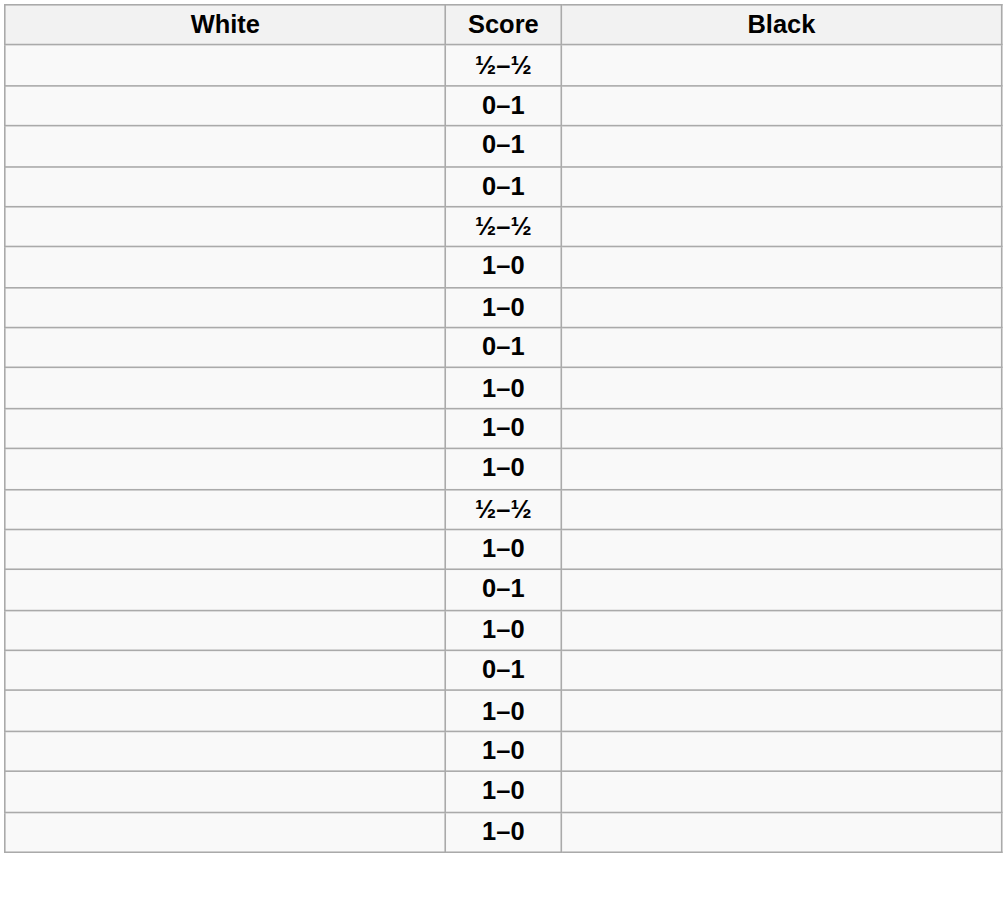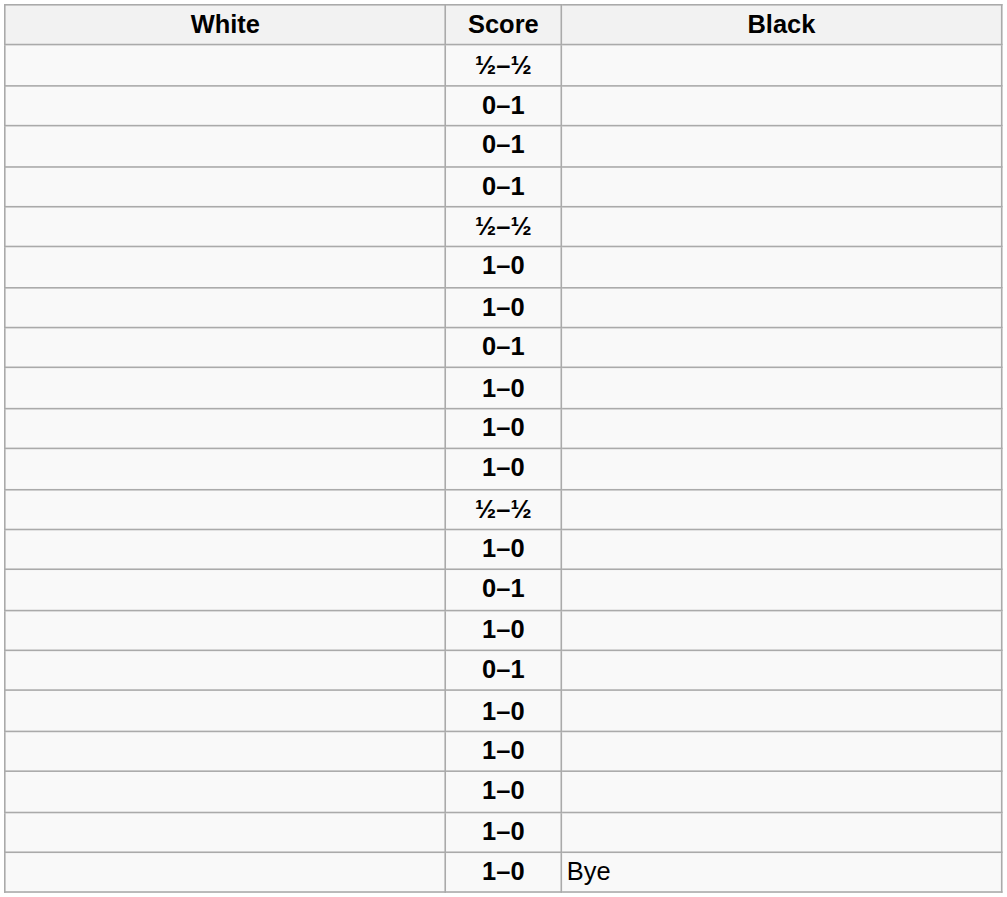+ row: (503, 871)
